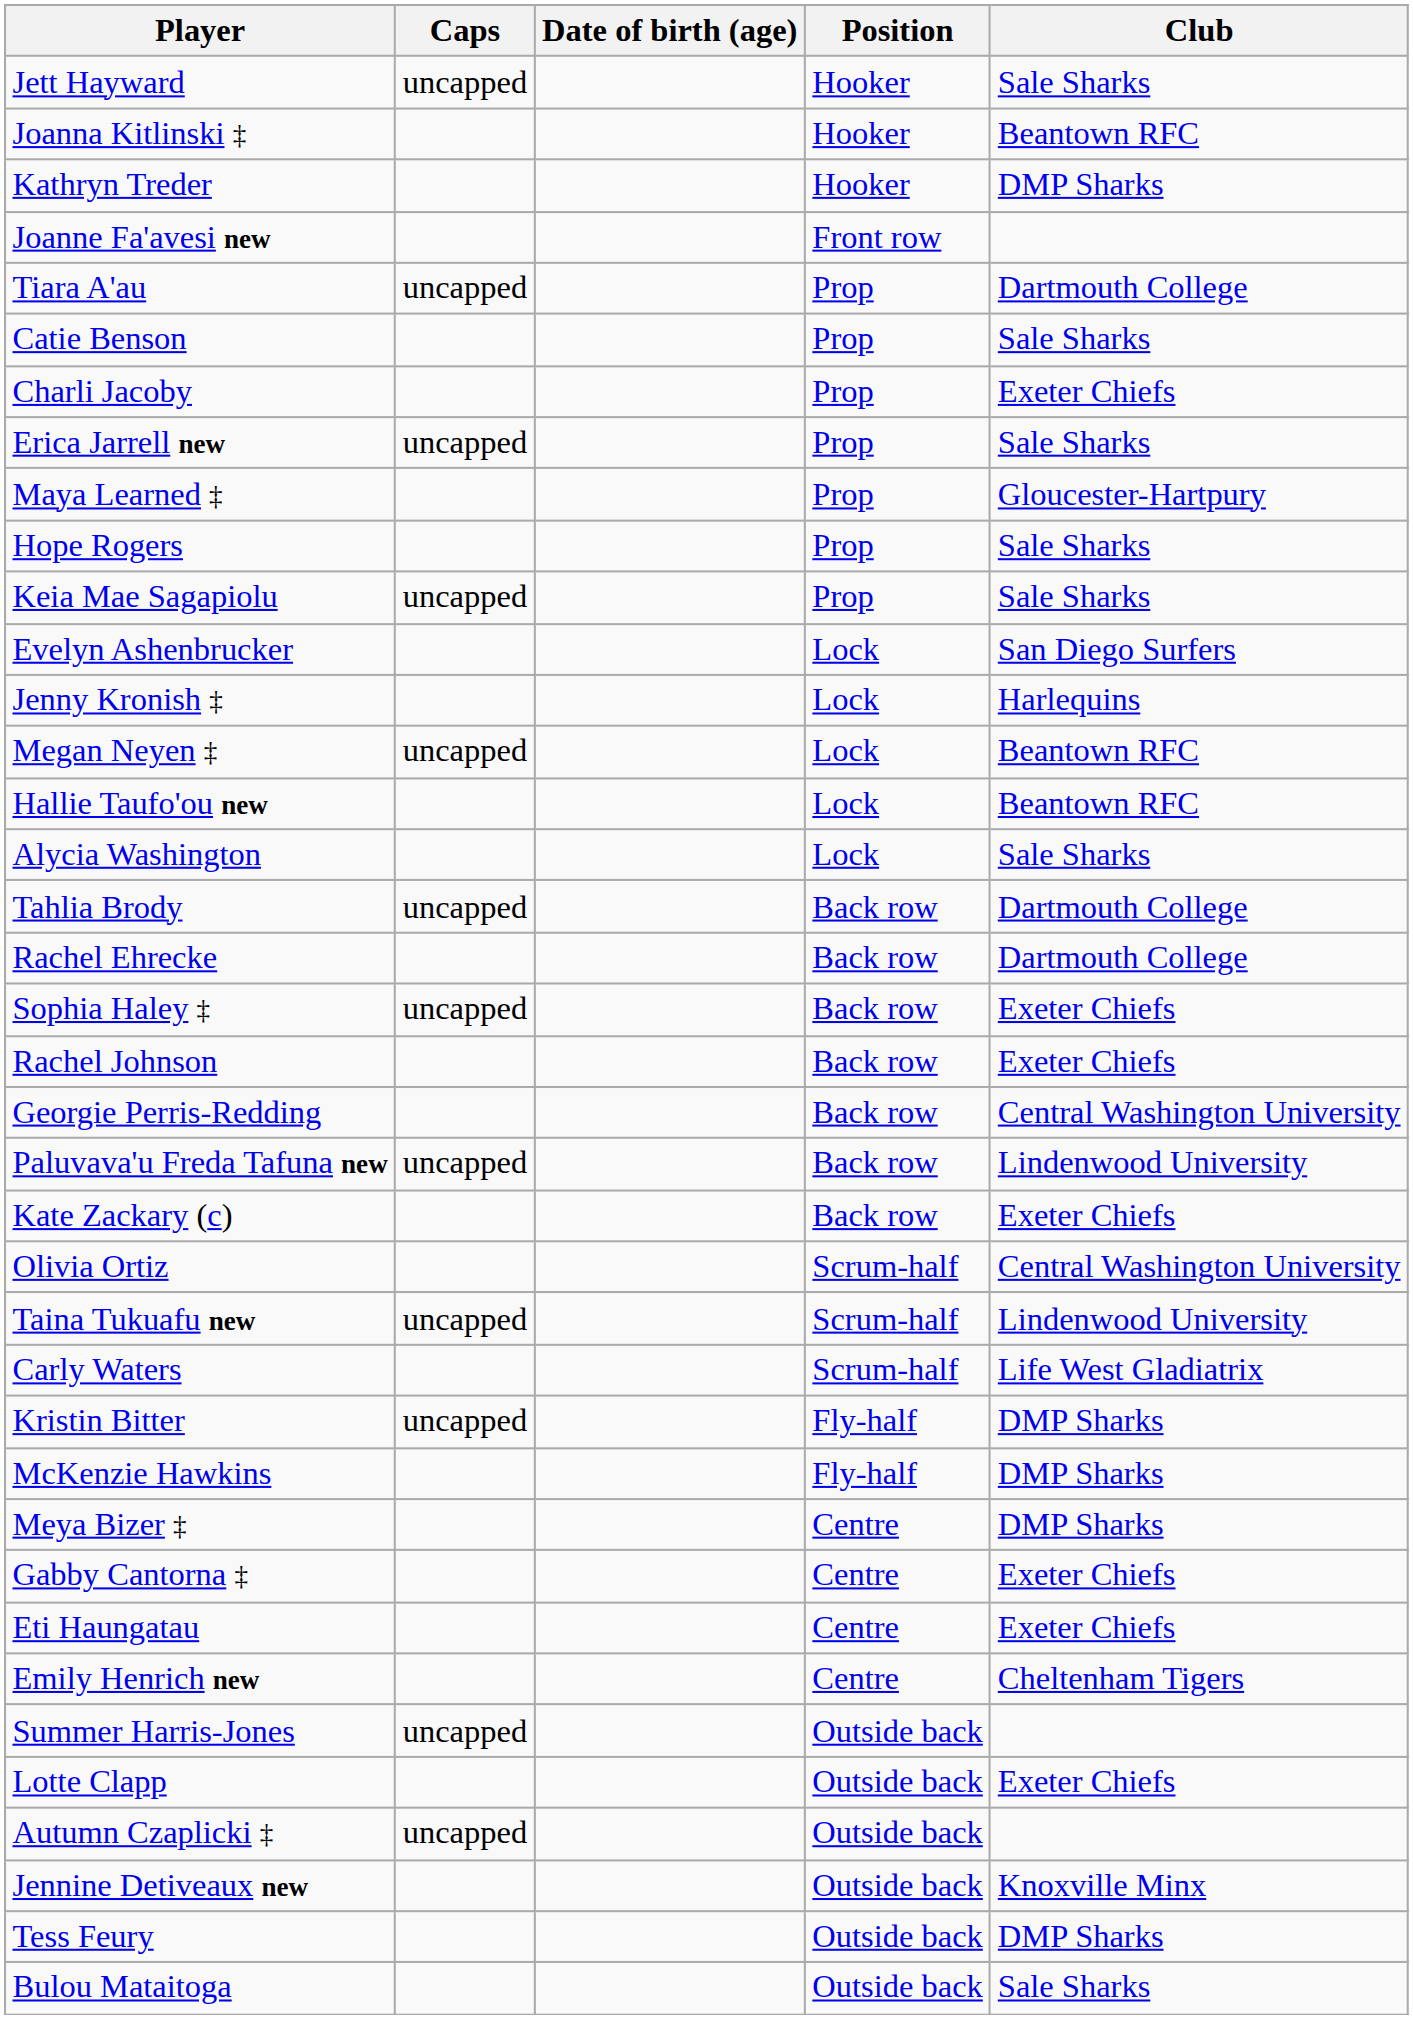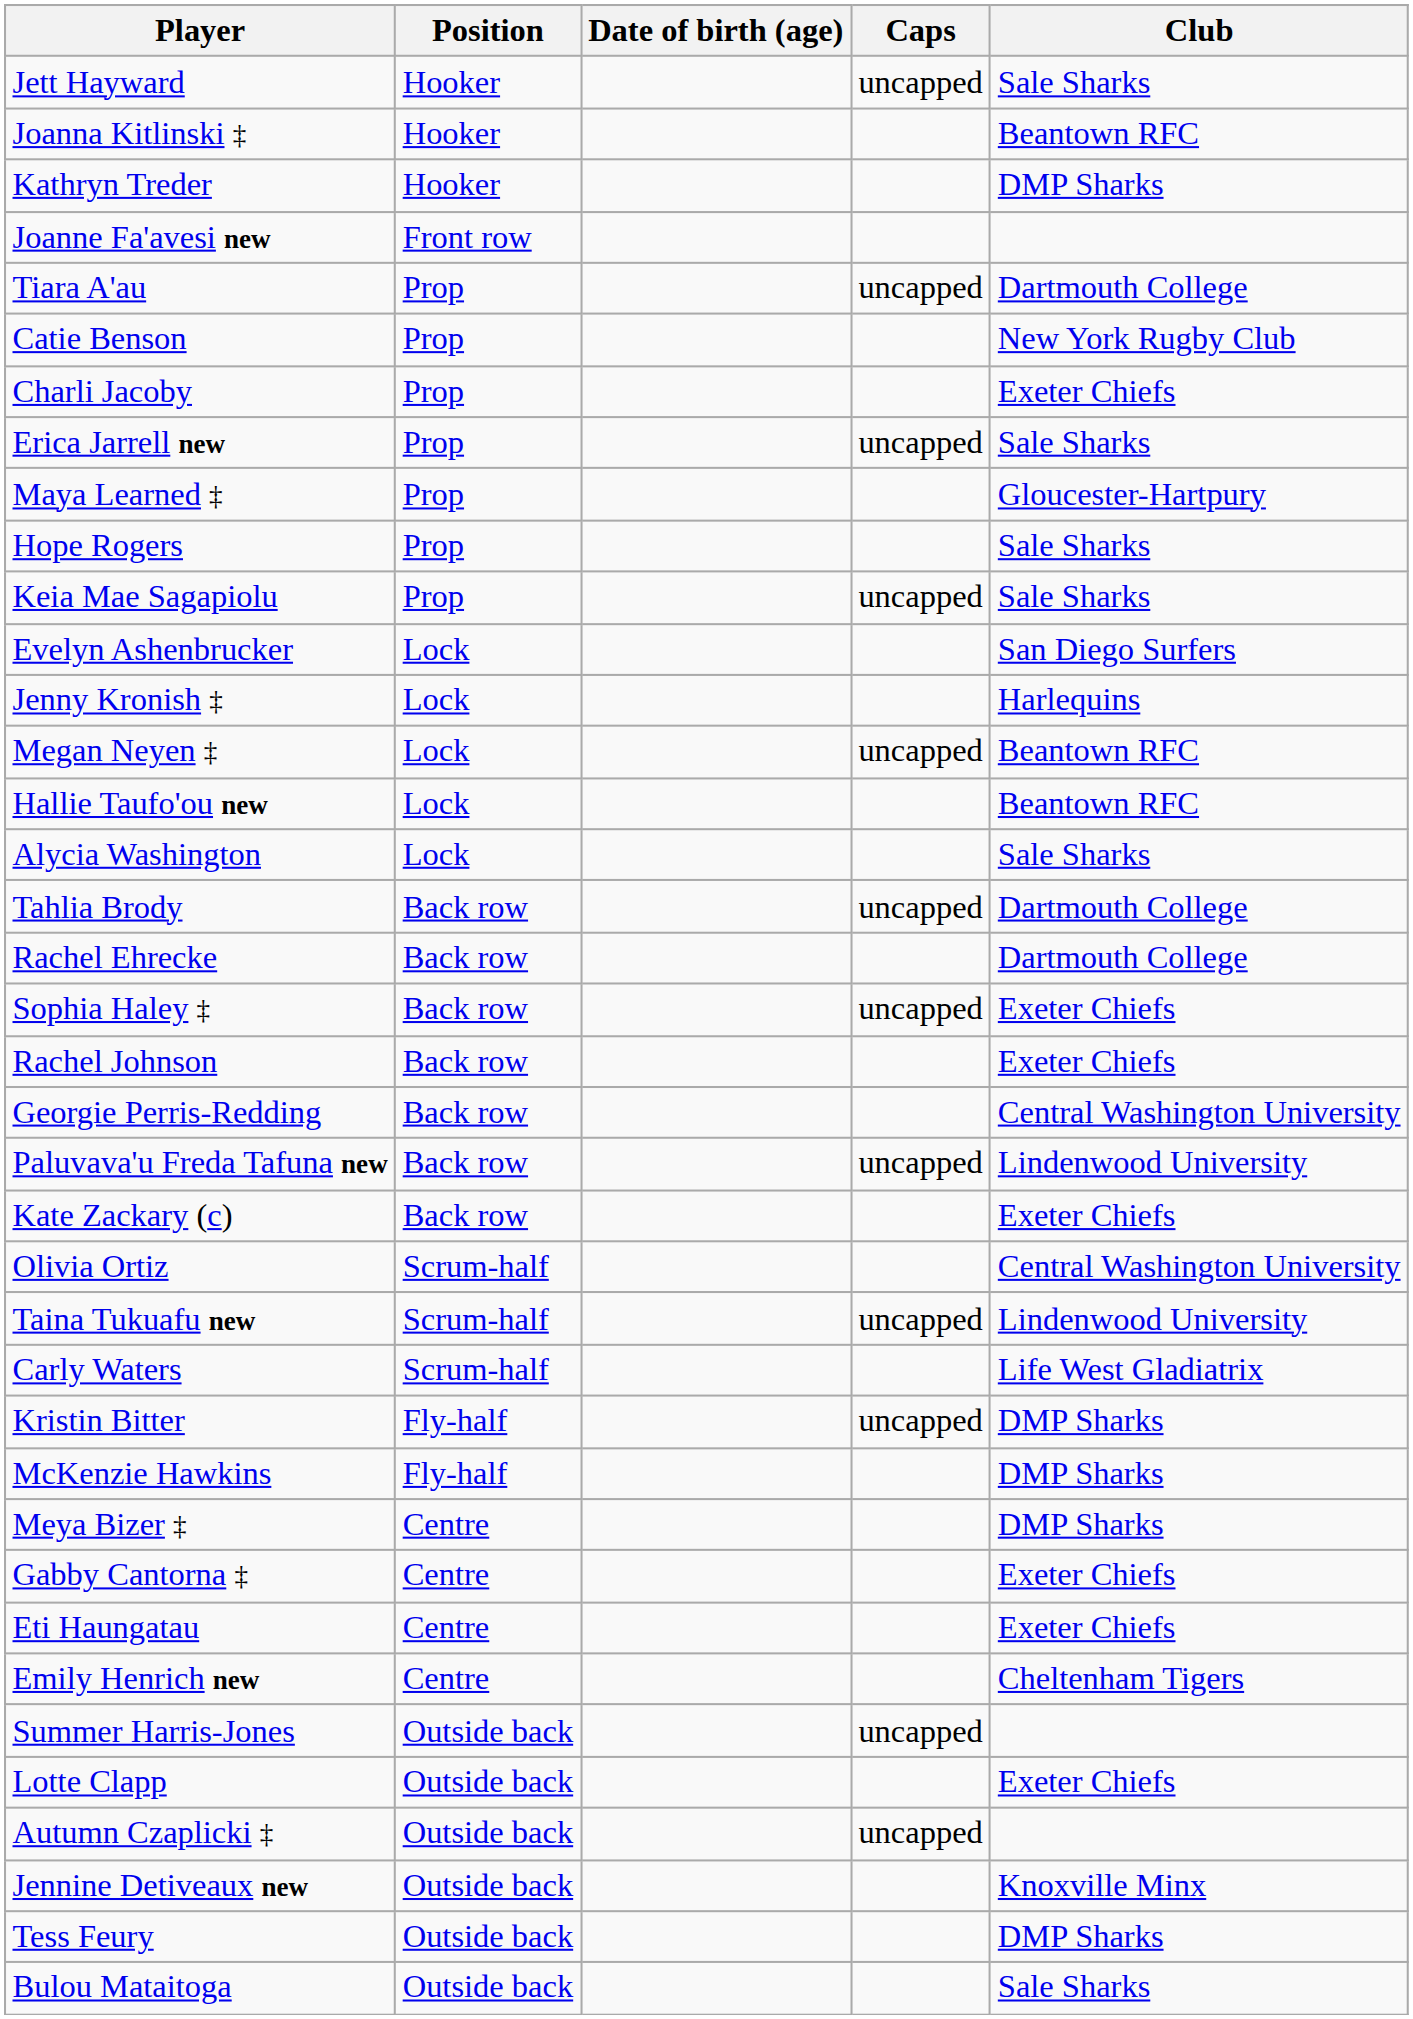columns swapped: (898, 30) <-> (465, 30)
(1074, 339) Sale Sharks -> (1147, 339) New York Rugby Club
